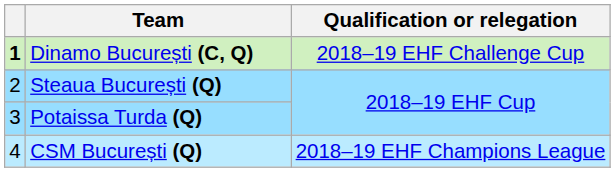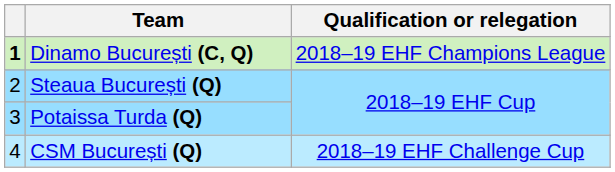(450, 53) 2018–19 EHF Challenge Cup -> (450, 53) 2018–19 EHF Champions League
(450, 150) 2018–19 EHF Champions League -> (450, 150) 2018–19 EHF Challenge Cup
